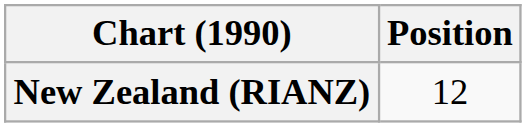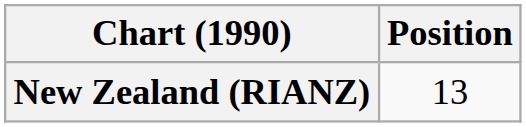(450, 91) 12 -> (450, 91) 13
